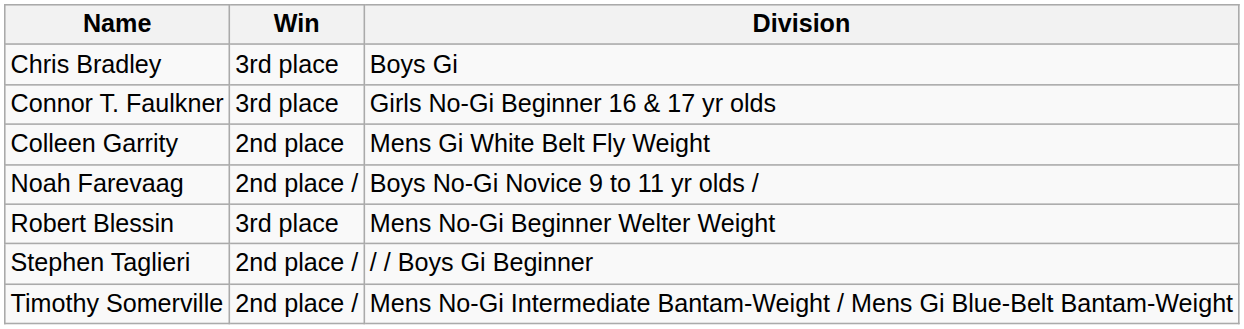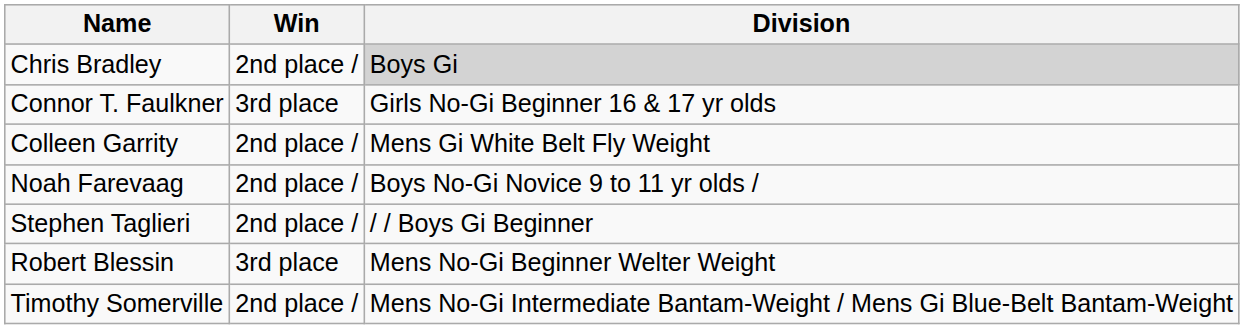(287, 64) 3rd place -> (297, 64) 2nd place /
(414, 64) no background -> (414, 64) lightgrey background
(290, 143) 2nd place -> (297, 143) 2nd place /
rows swapped: (92, 223) <-> (100, 263)
